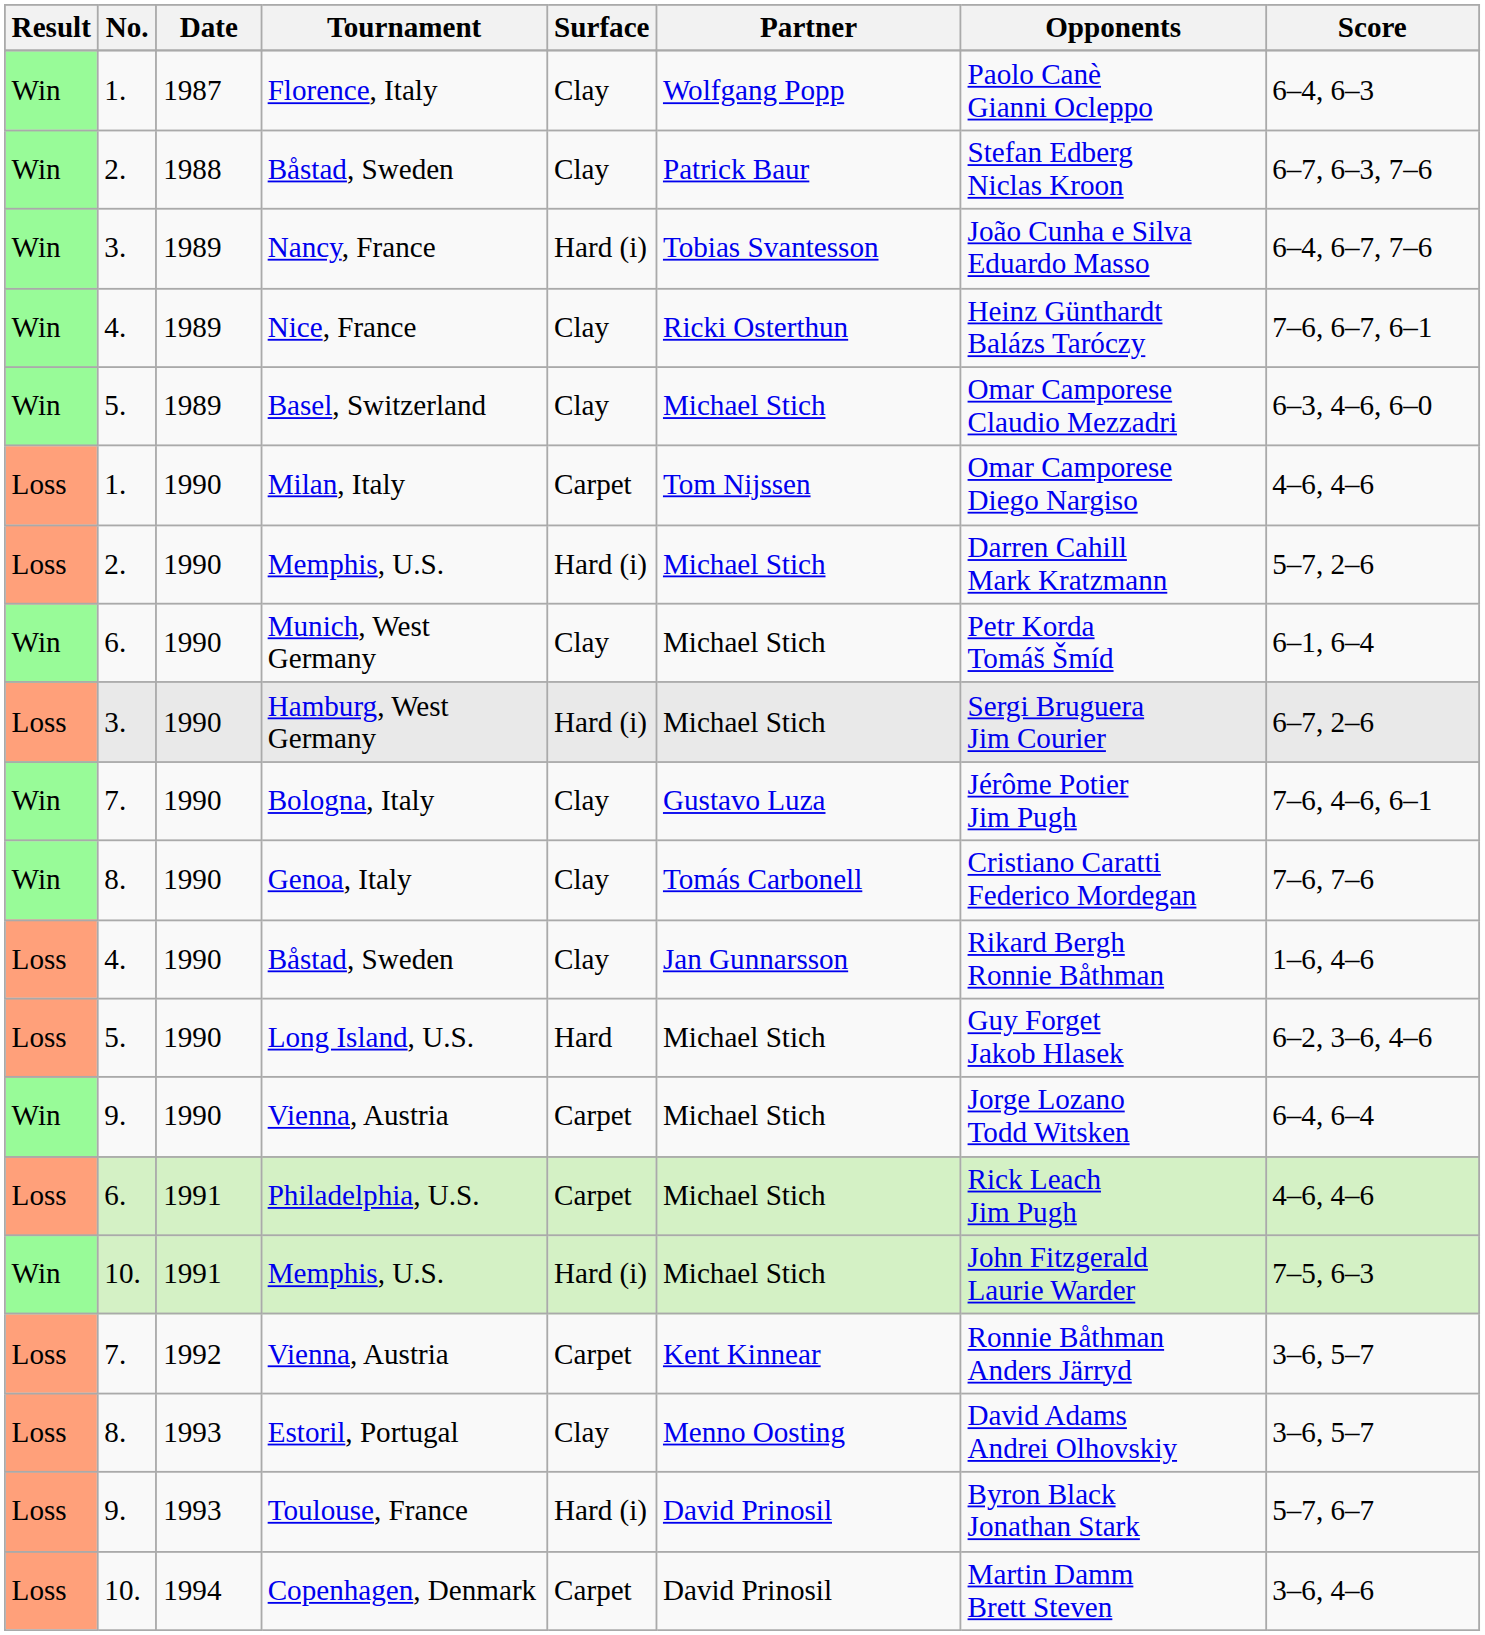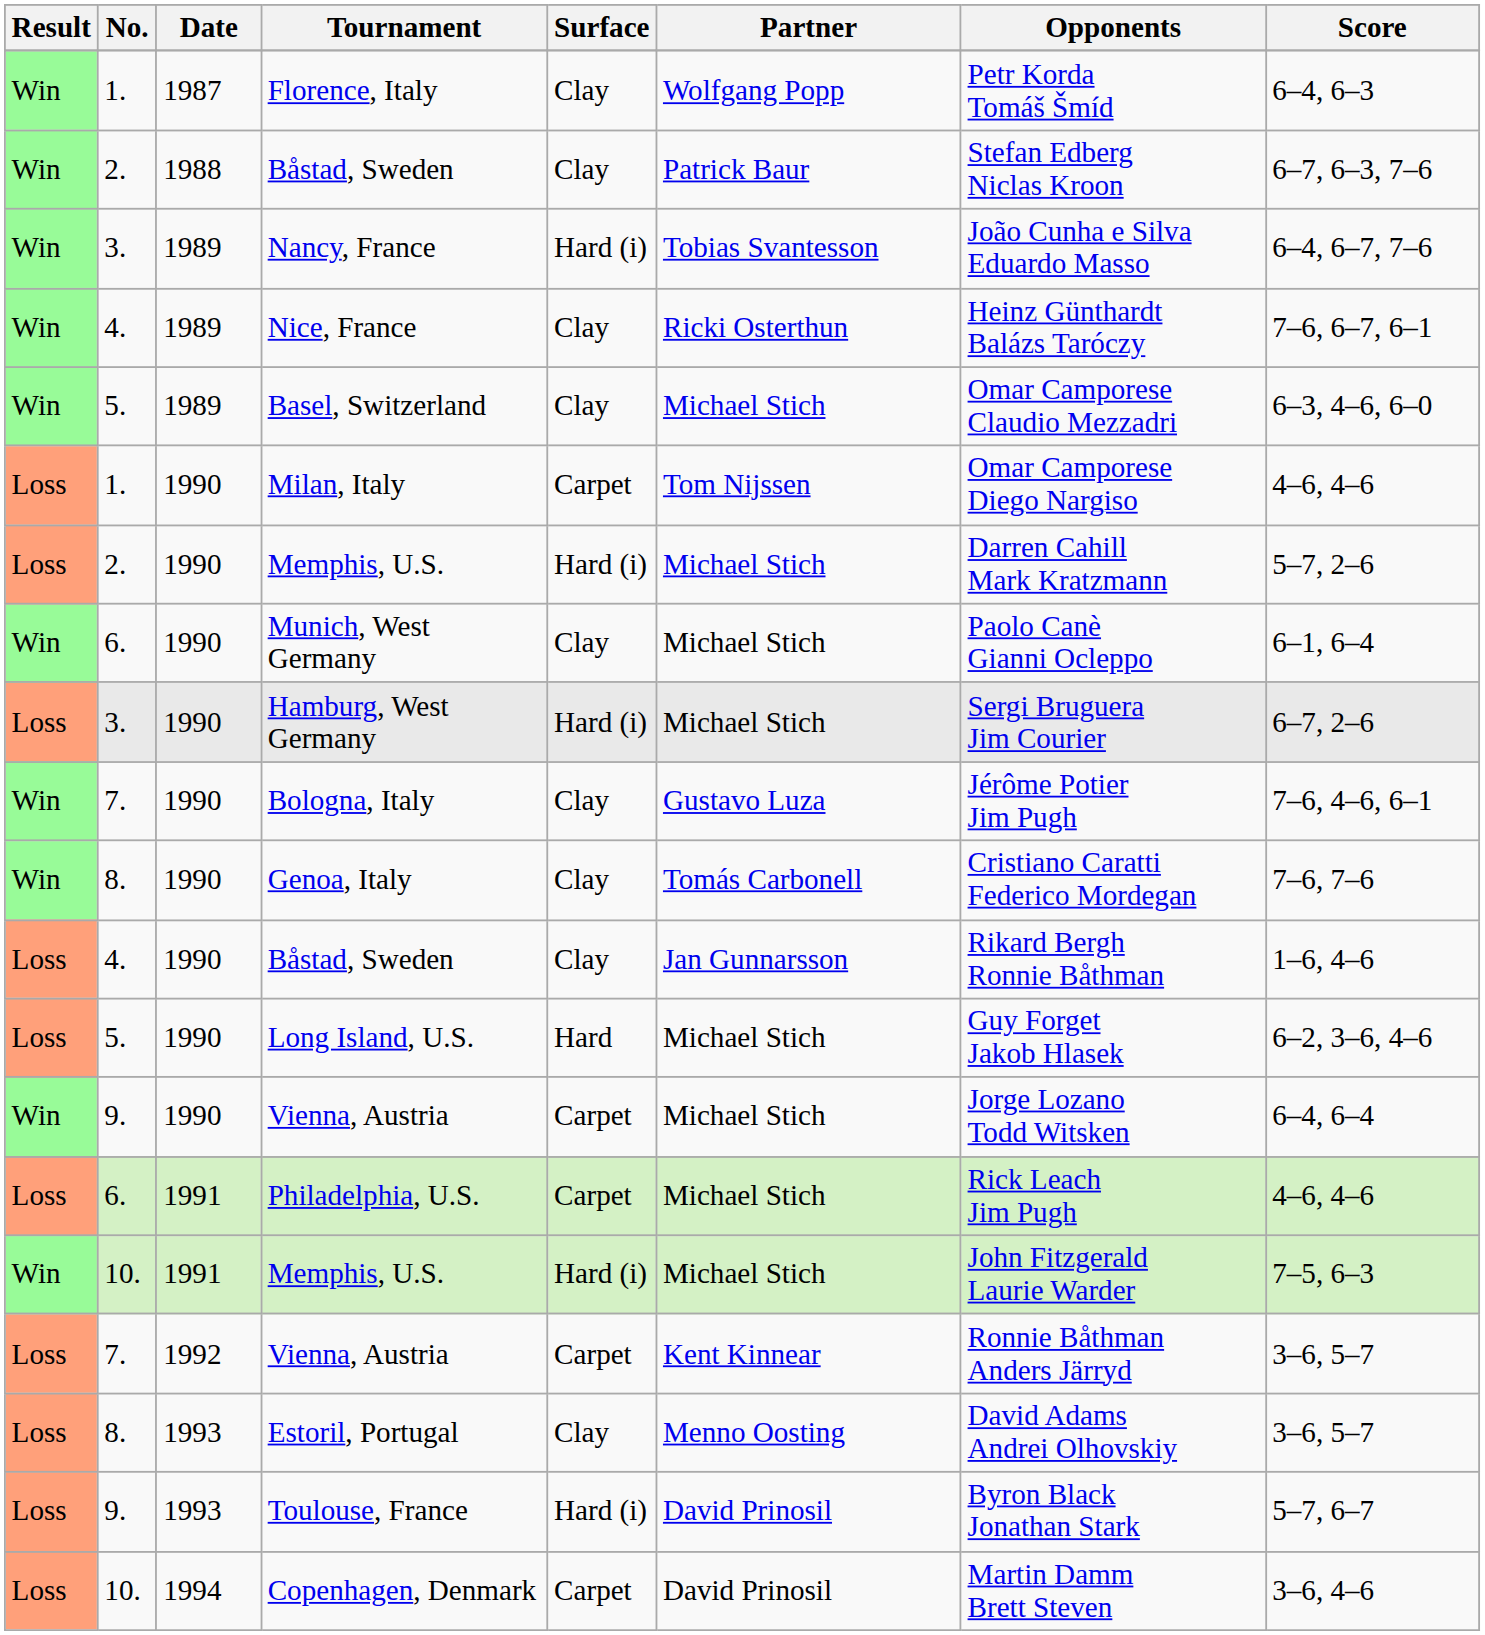(1060, 90) Paolo Canè Gianni Ocleppo -> (1041, 90) Petr Korda Tomáš Šmíd
(1041, 642) Petr Korda Tomáš Šmíd -> (1060, 642) Paolo Canè Gianni Ocleppo
